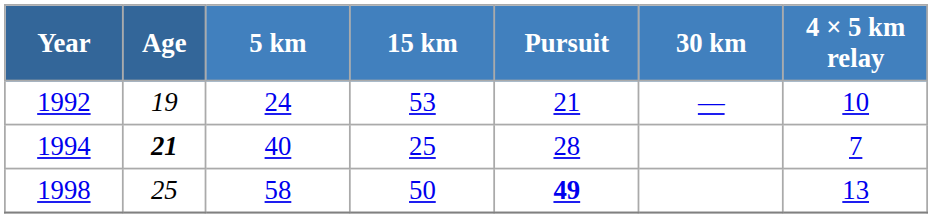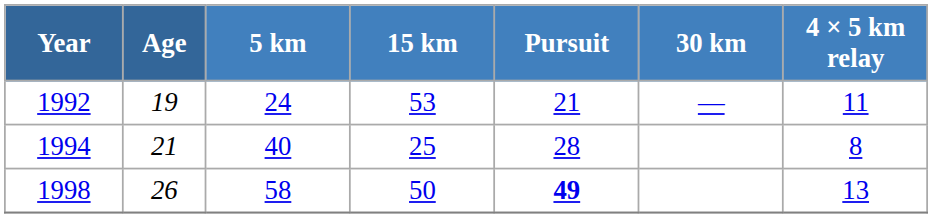(856, 102) 10 -> (856, 102) 11
(164, 146) bold -> (164, 146) normal
(856, 146) 7 -> (856, 146) 8
(164, 190) 25 -> (164, 190) 26
